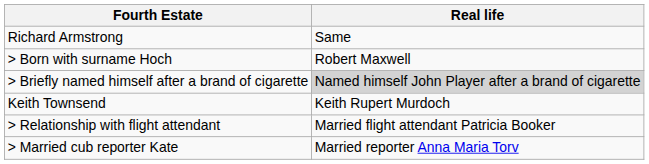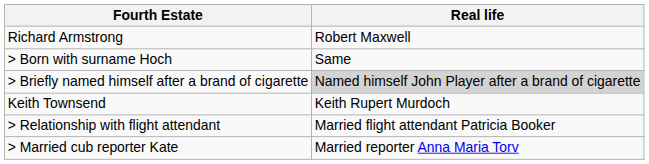(333, 37) Same -> (363, 37) Robert Maxwell
(363, 59) Robert Maxwell -> (333, 59) Same
